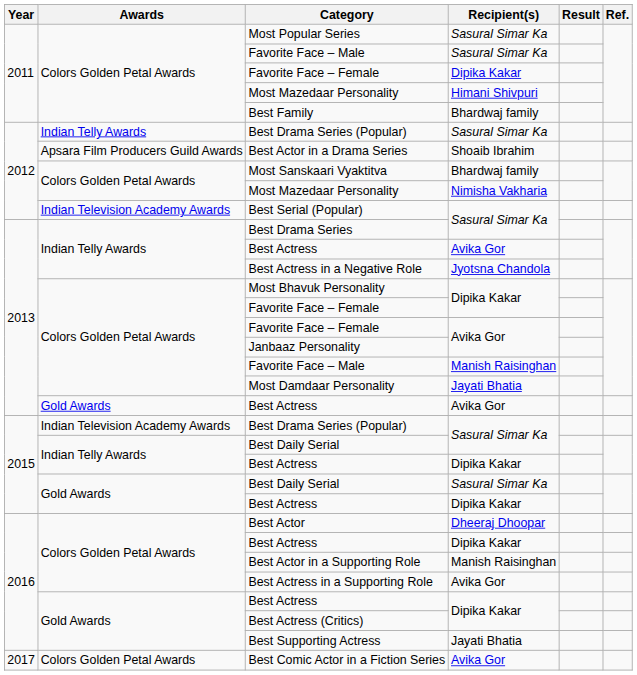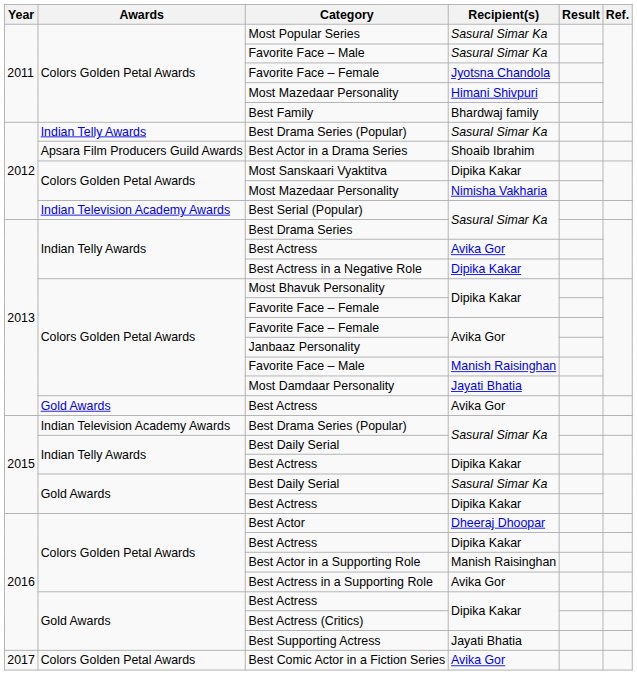(486, 73) Dipika Kakar -> (501, 73) Jyotsna Chandola
(495, 171) Bhardwaj family -> (486, 171) Dipika Kakar
(501, 269) Jyotsna Chandola -> (486, 269) Dipika Kakar
